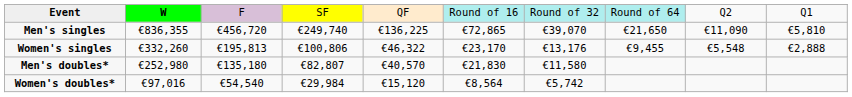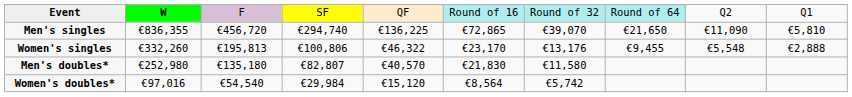(322, 30) €249,740 -> (322, 30) €294,740
